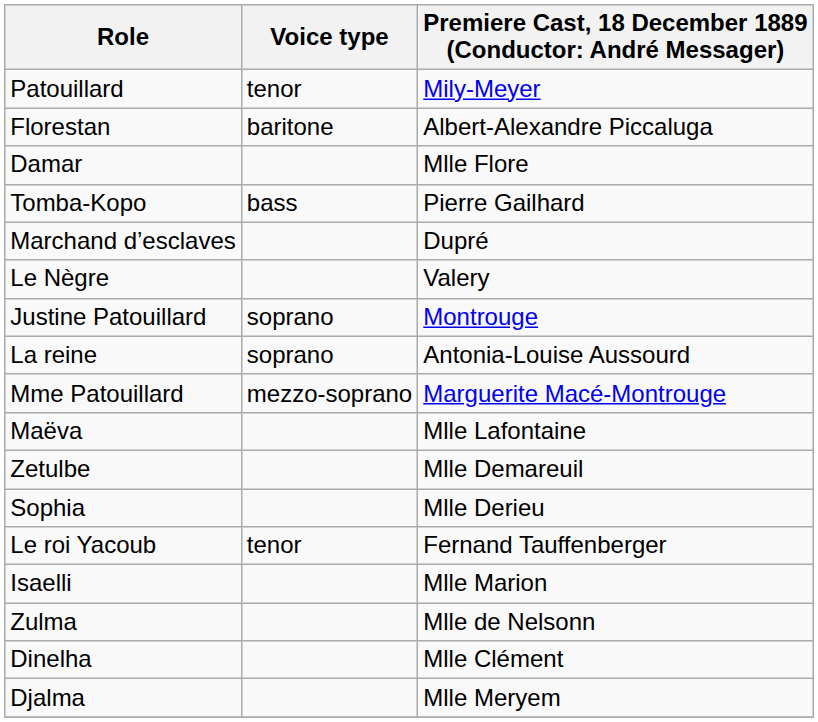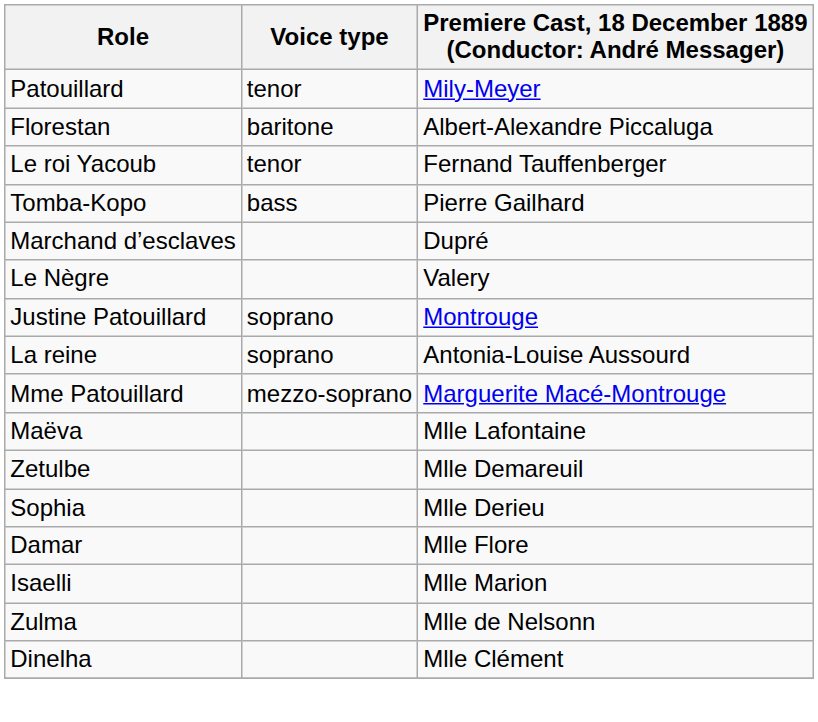rows swapped: (83, 545) <-> (46, 164)
- row: (48, 697)
